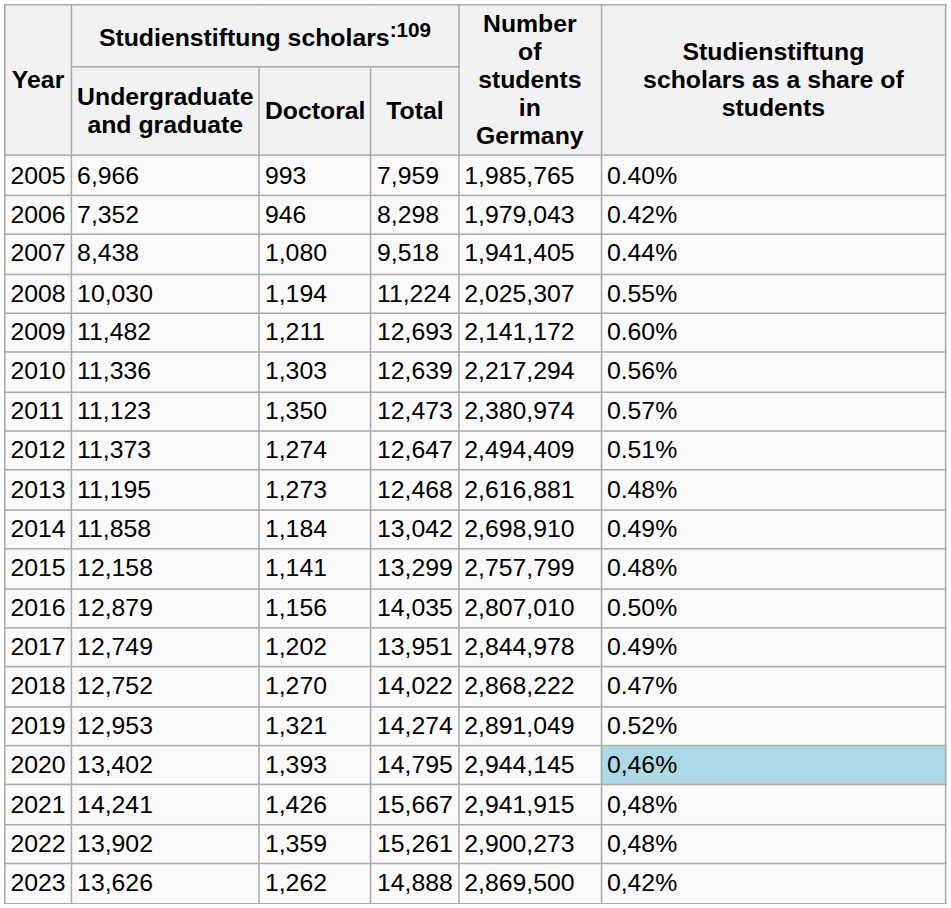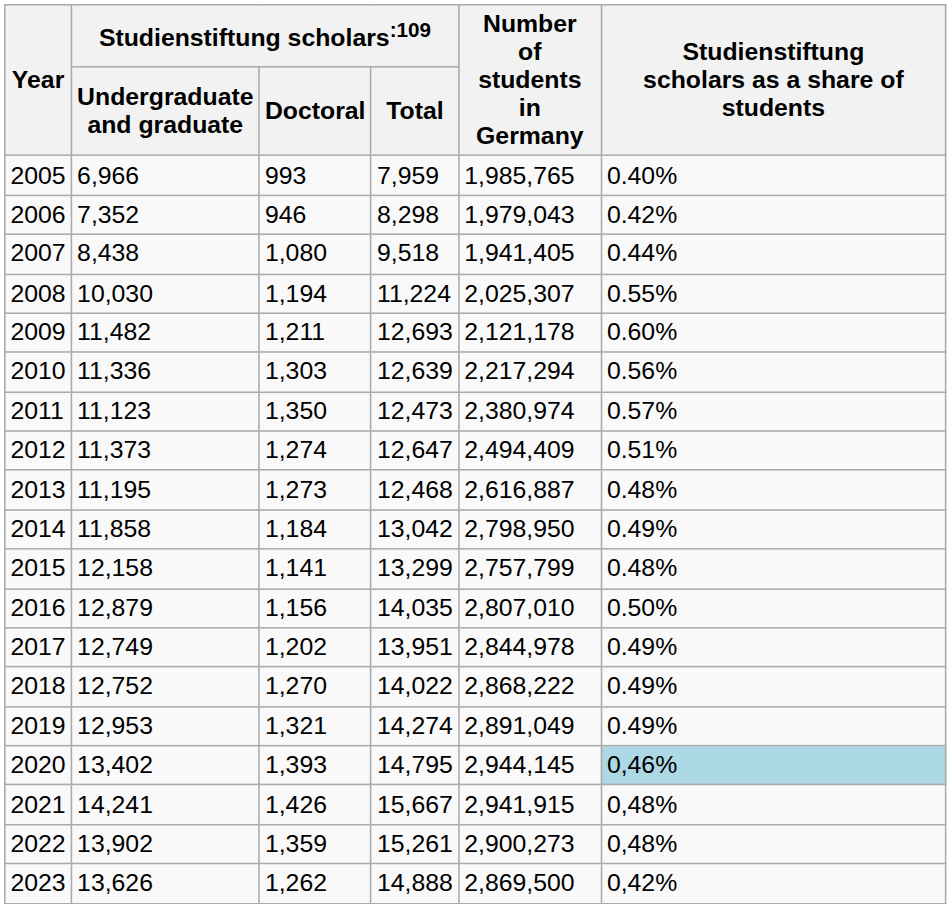(519, 332) 2,141,172 -> (519, 332) 2,121,178
(519, 489) 2,616,881 -> (519, 489) 2,616,887
(519, 529) 2,698,910 -> (519, 529) 2,798,950
(642, 686) 0.47% -> (642, 686) 0.49%
(642, 725) 0.52% -> (642, 725) 0.49%
